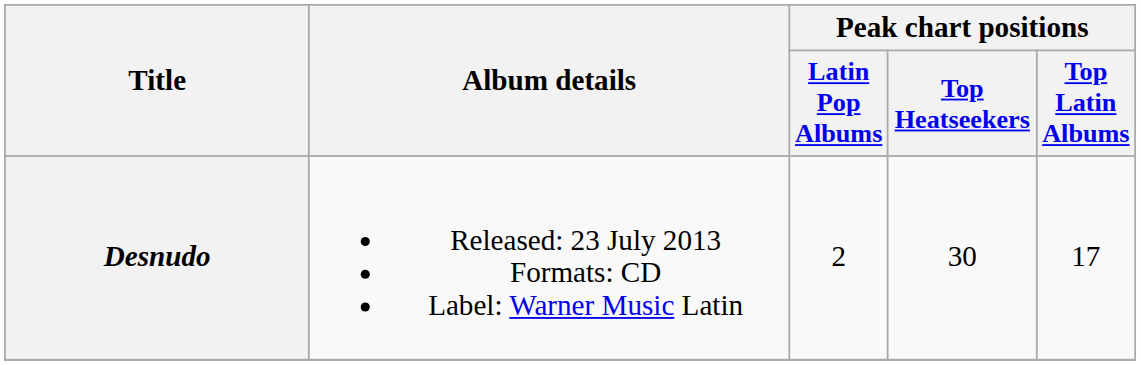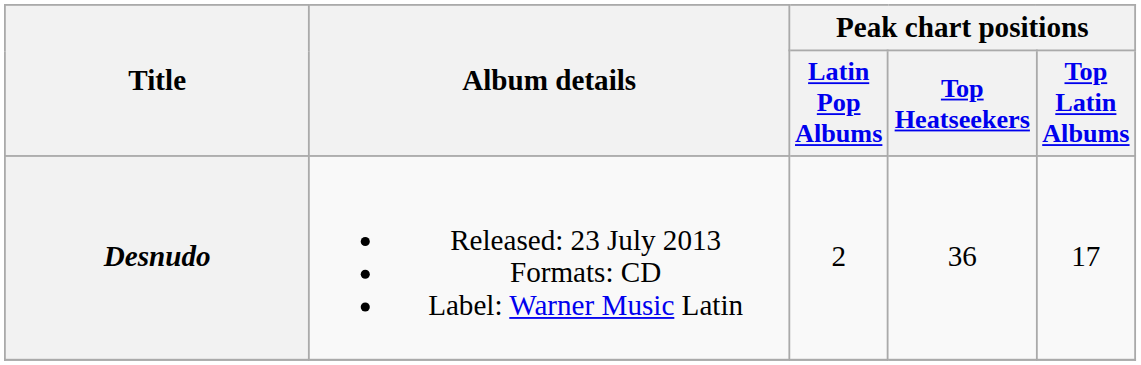(962, 257) 30 -> (962, 257) 36
